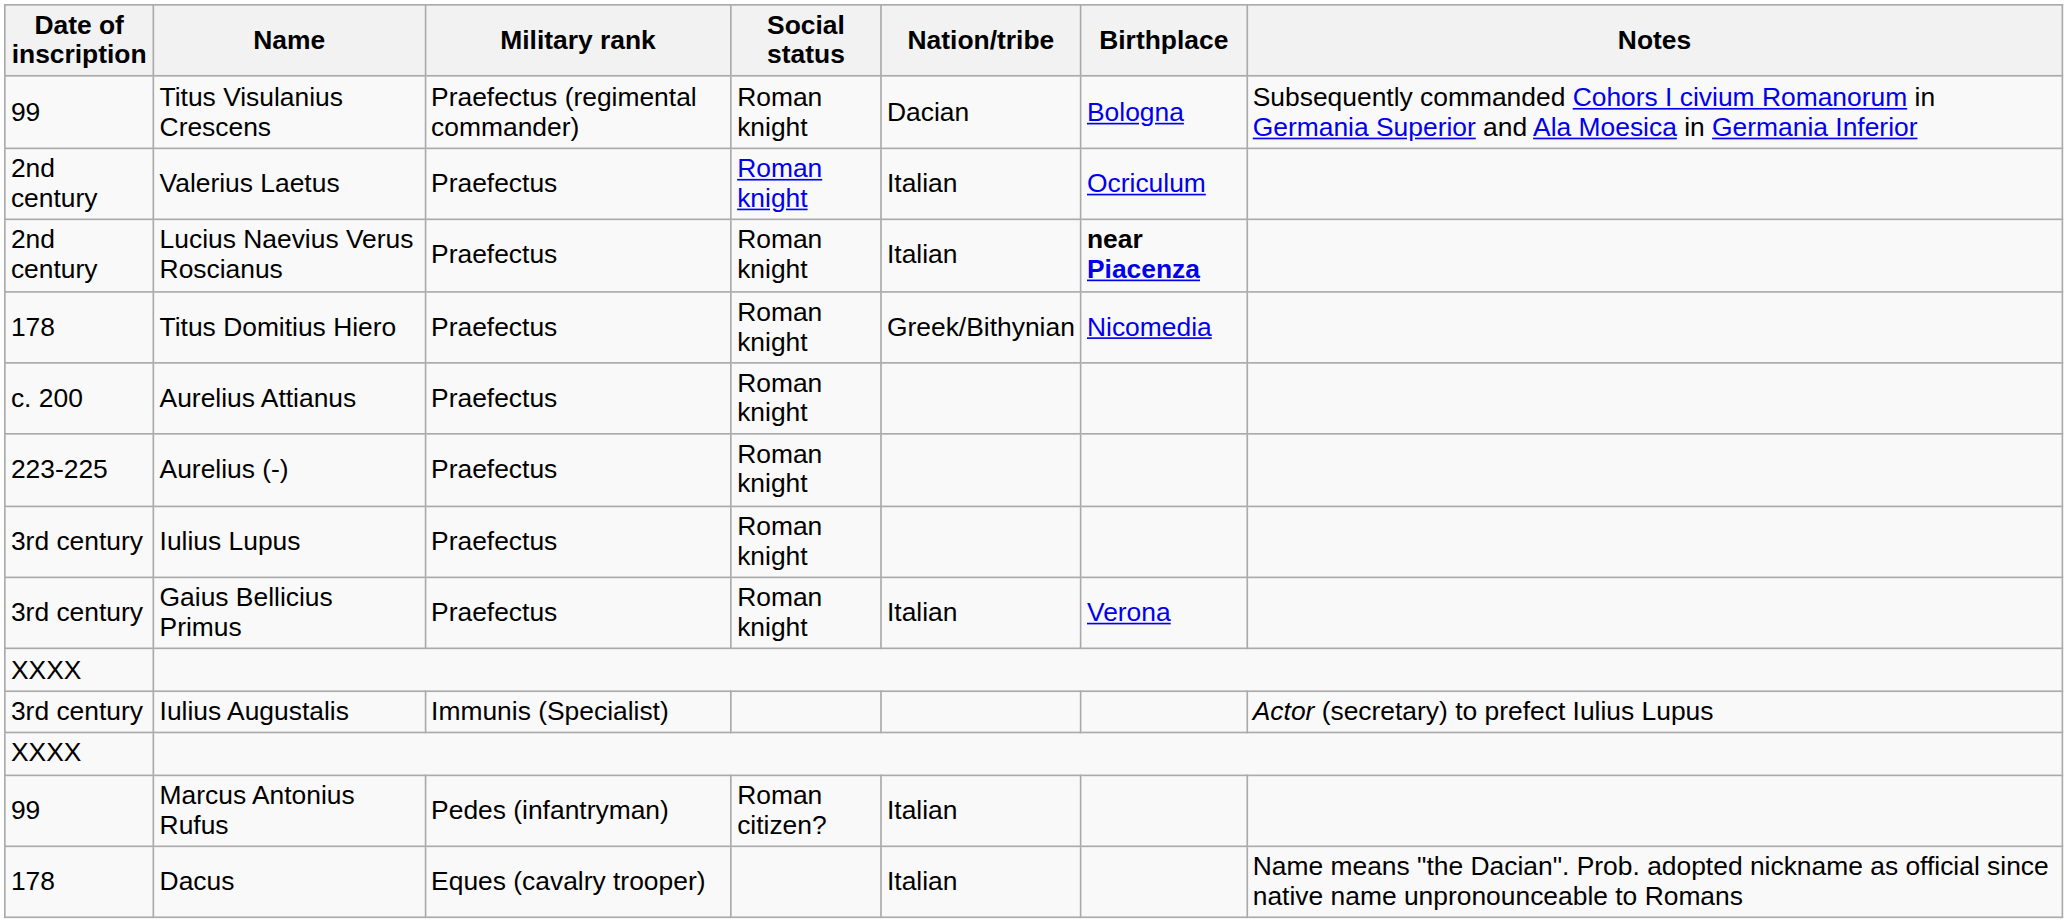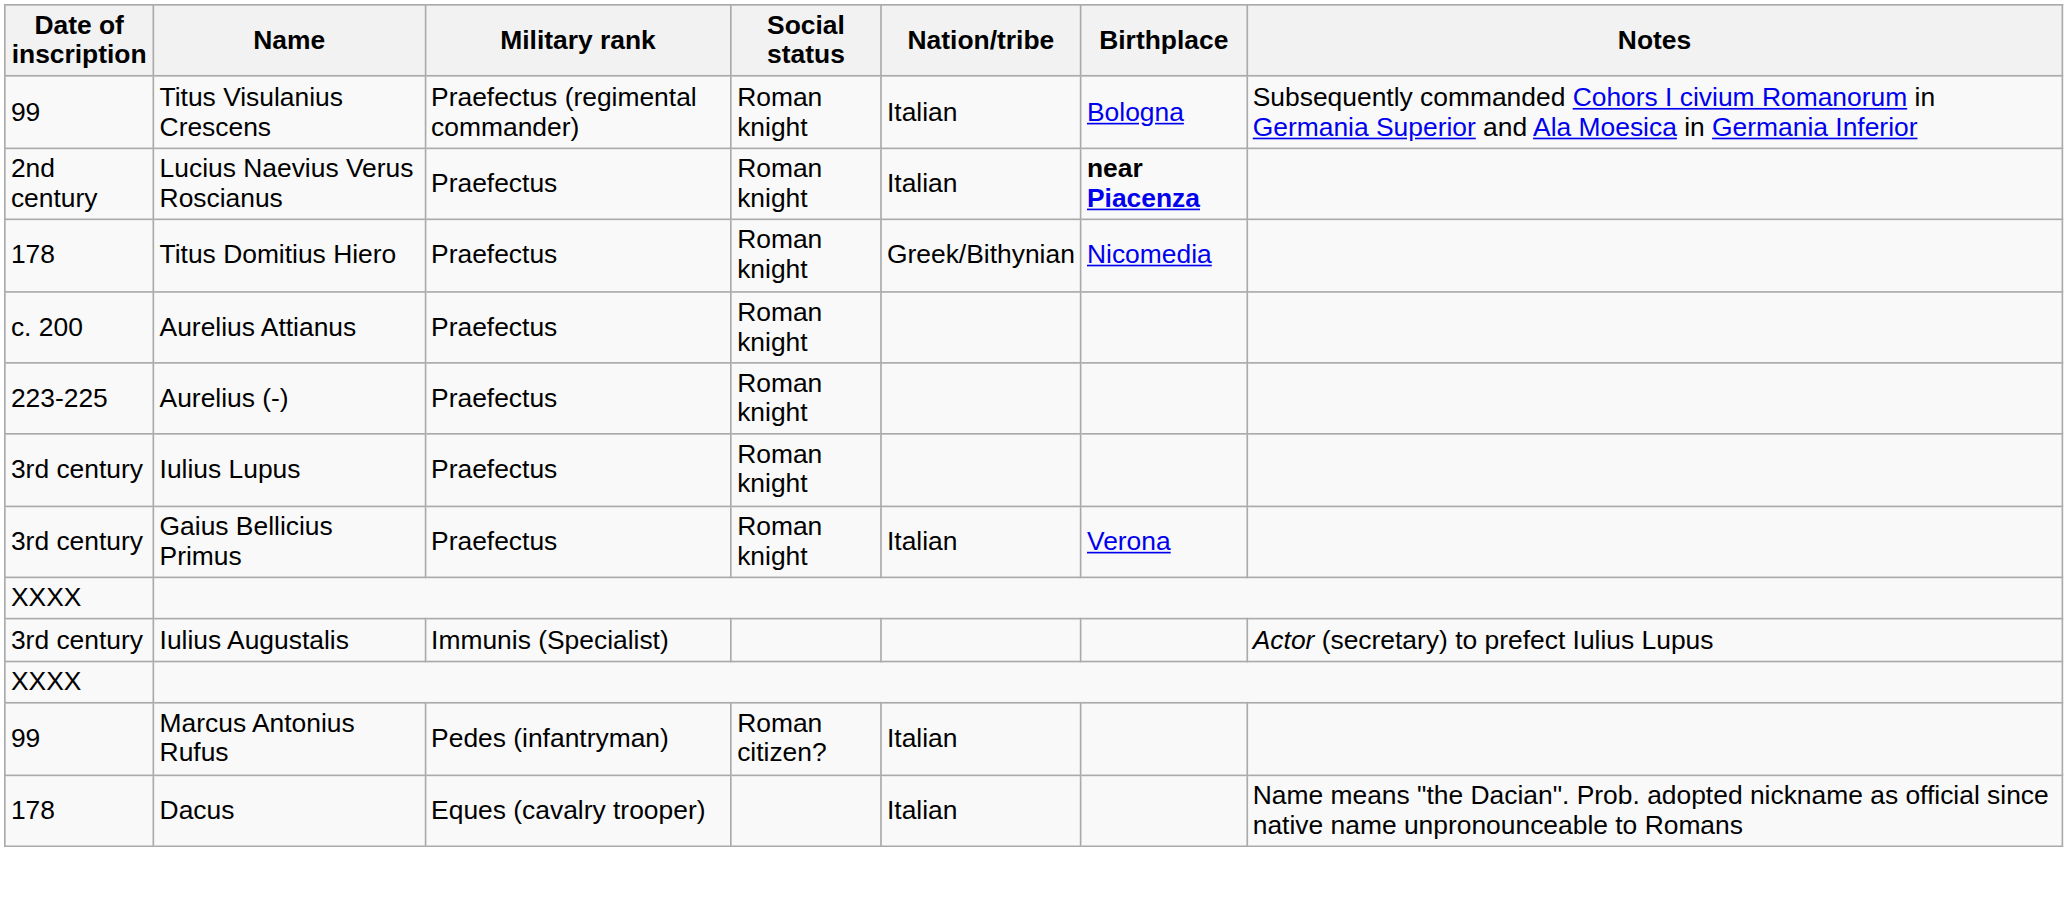(928, 111) Dacian -> (922, 111) Italian
- row: (54, 183)
